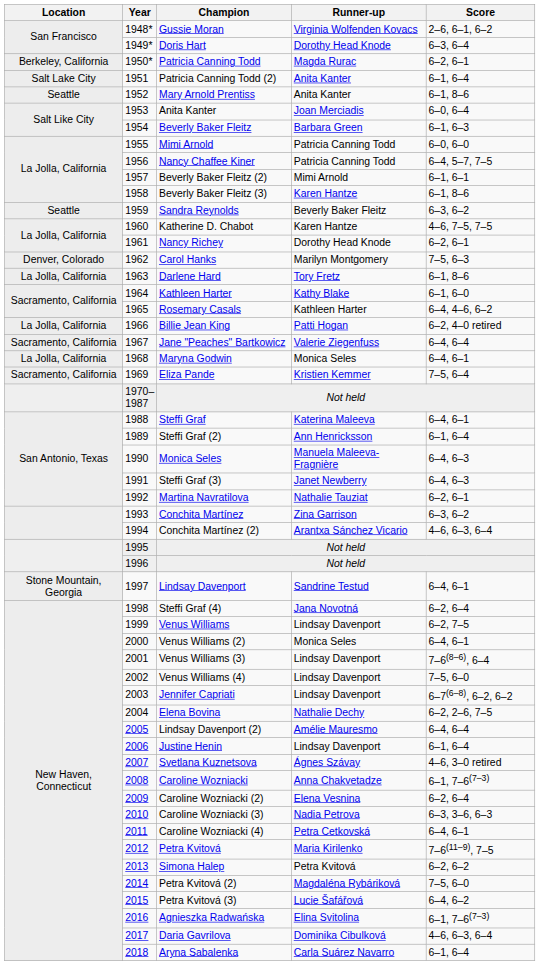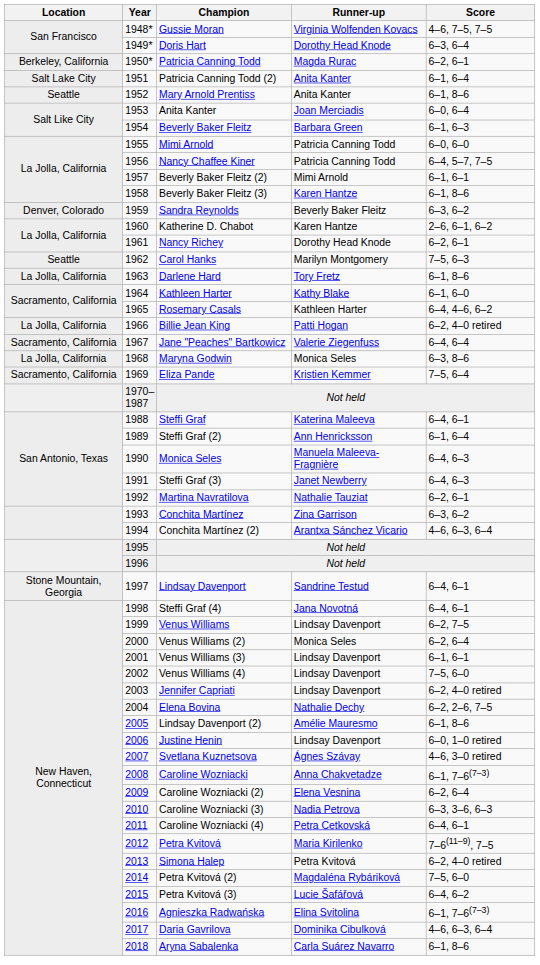(460, 29) 2–6, 6–1, 6–2 -> (460, 29) 4–6, 7–5, 7–5
(64, 210) Seattle -> (64, 210) Denver, Colorado
(460, 227) 4–6, 7–5, 7–5 -> (460, 227) 2–6, 6–1, 6–2
(64, 260) Denver, Colorado -> (64, 260) Seattle
(449, 359) 6–4, 6–1 -> (449, 359) 6–3, 8–6
(449, 608) 6–2, 6–4 -> (449, 608) 6–4, 6–1
(449, 641) 6–4, 6–1 -> (449, 641) 6–2, 6–4
(459, 659) 7–6(8–6), 6–4 -> (449, 658) 6–1, 6–1
(470, 695) 6–7(6–8), 6–2, 6–2 -> (465, 691) 6–2, 4–0 retired
(449, 729) 6–4, 6–4 -> (449, 724) 6–1, 8–6
(449, 746) 6–1, 6–4 -> (465, 740) 6–0, 1–0 retired
(449, 867) 6–2, 6–2 -> (465, 861) 6–2, 4–0 retired
(449, 952) 6–1, 6–4 -> (449, 946) 6–1, 8–6
